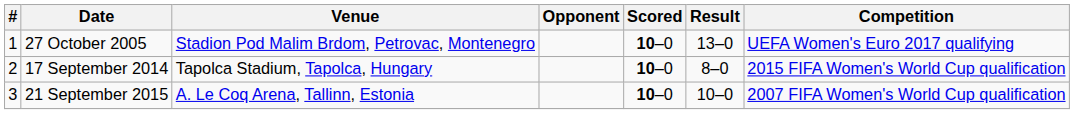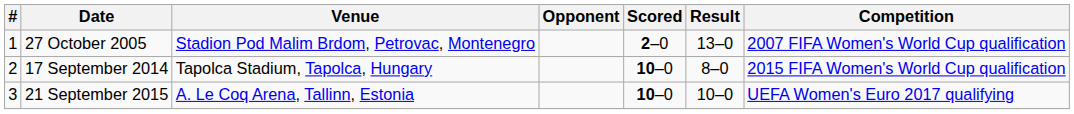(655, 43) 10–0 -> (655, 43) 2–0
(881, 43) UEFA Women's Euro 2017 qualifying -> (906, 43) 2007 FIFA Women's World Cup qualification
(906, 95) 2007 FIFA Women's World Cup qualification -> (881, 95) UEFA Women's Euro 2017 qualifying
